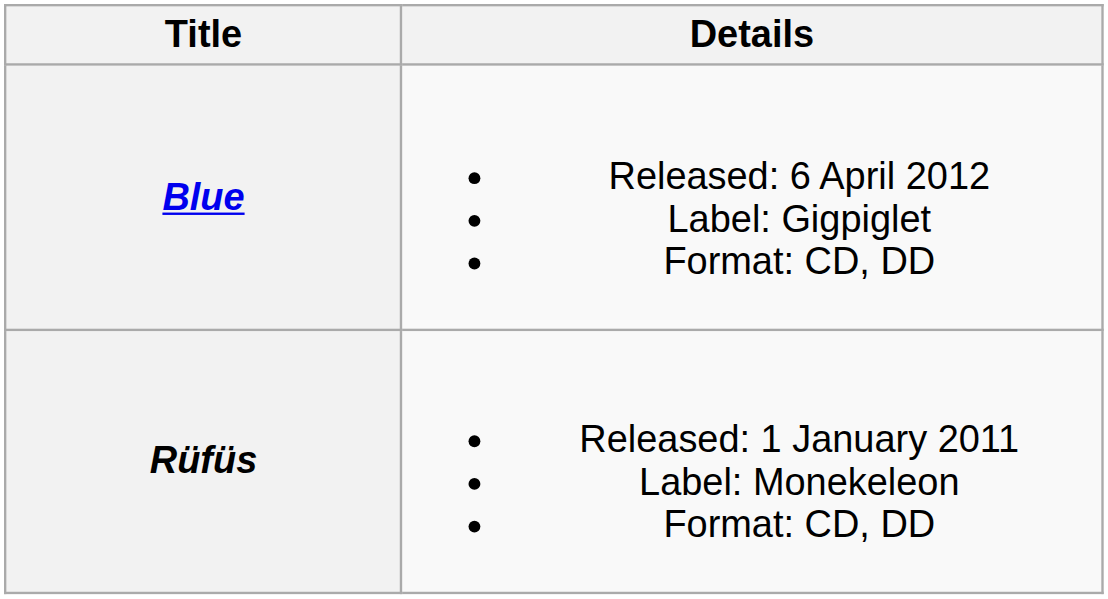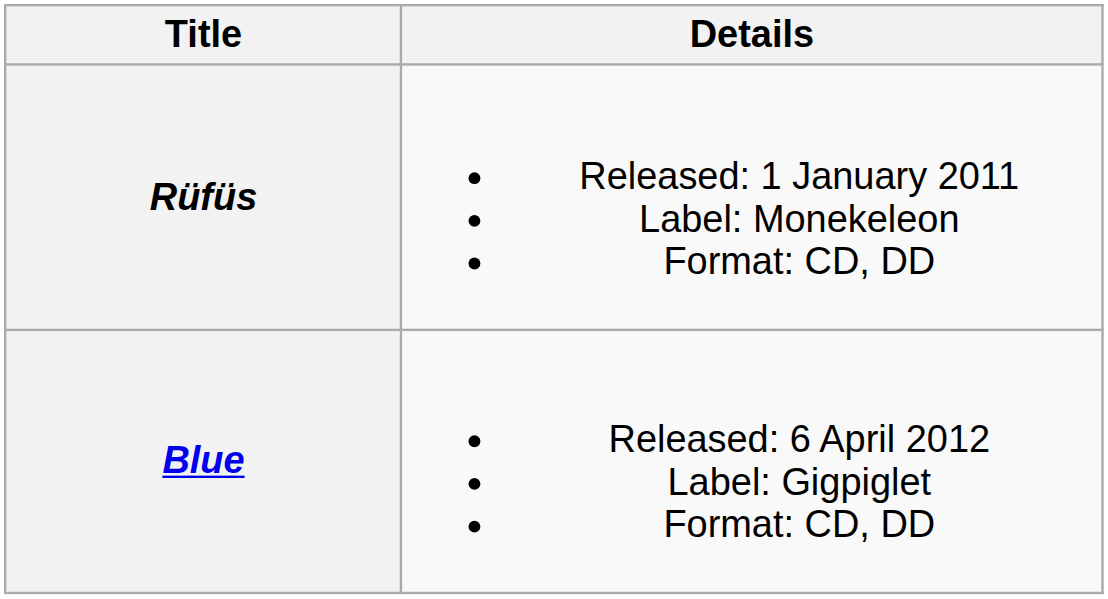rows swapped: (204, 460) <-> (204, 196)
